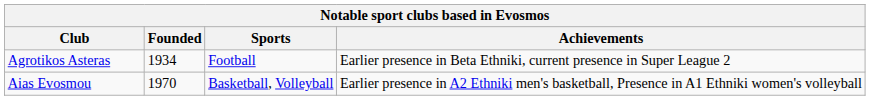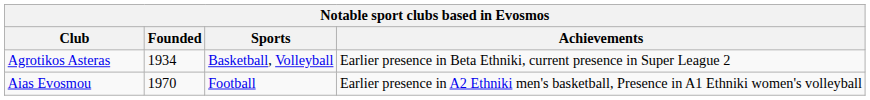(232, 60) Football -> (271, 60) Basketball, Volleyball
(271, 83) Basketball, Volleyball -> (232, 83) Football
